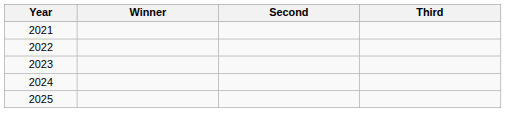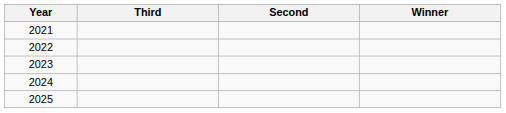columns swapped: (148, 13) <-> (430, 13)
